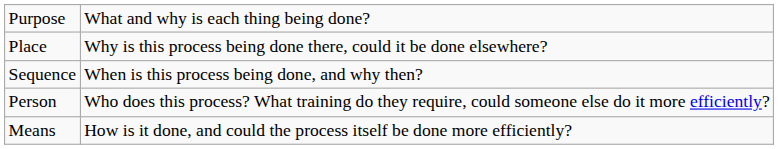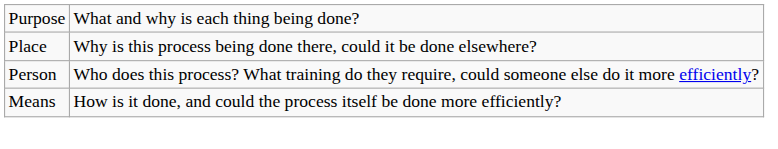- row: (42, 74)
